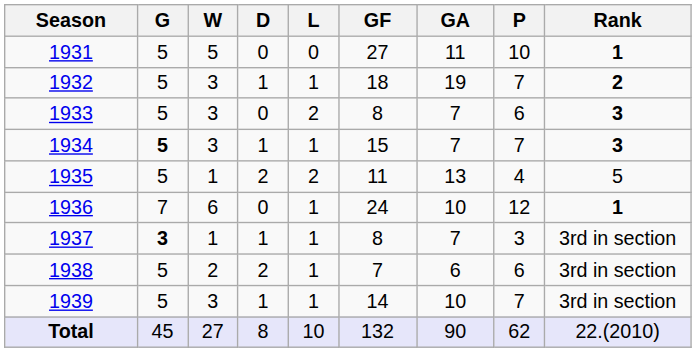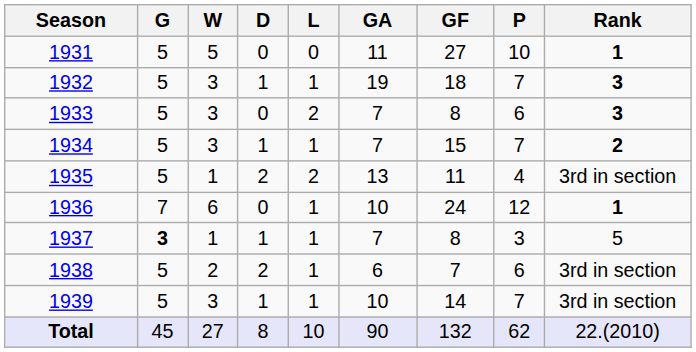columns swapped: (377, 21) <-> (455, 21)
(618, 83) 2 -> (618, 83) 3
(162, 145) bold -> (162, 145) normal
(618, 145) 3 -> (618, 145) 2
(618, 176) 5 -> (618, 176) 3rd in section
(618, 239) 3rd in section -> (618, 239) 5
